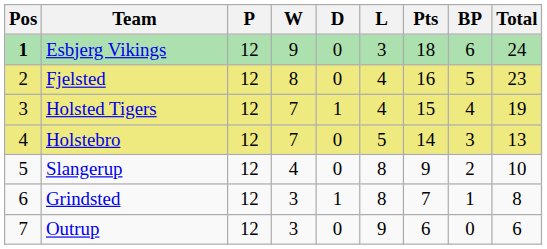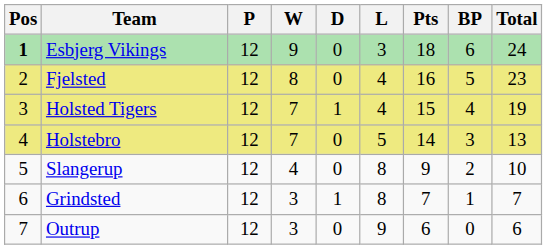(517, 199) 8 -> (517, 199) 7
